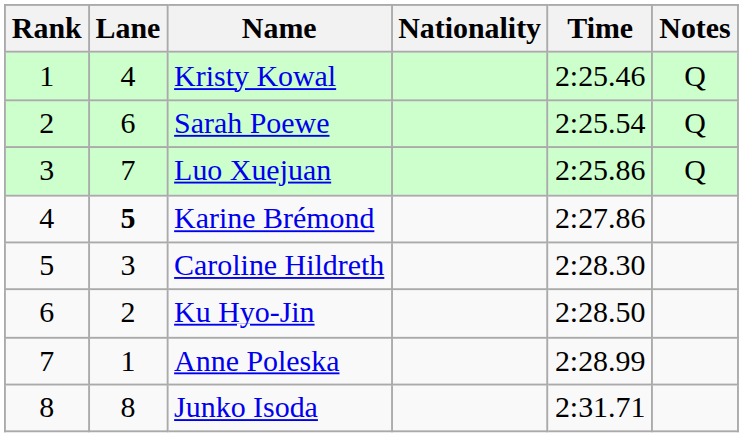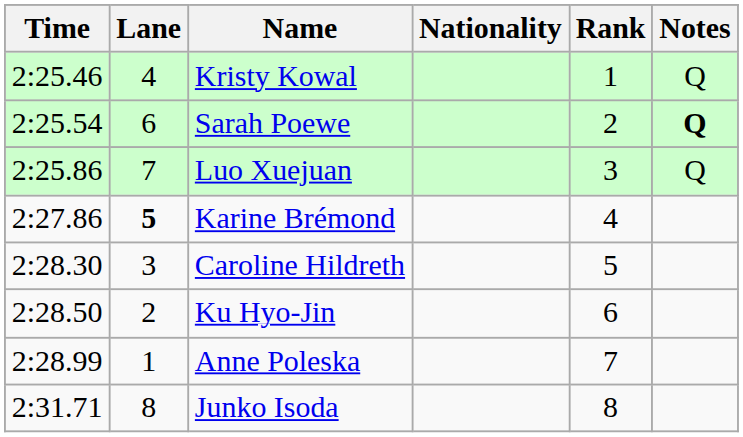columns swapped: (47, 28) <-> (600, 28)
(695, 123) normal -> (695, 123) bold
